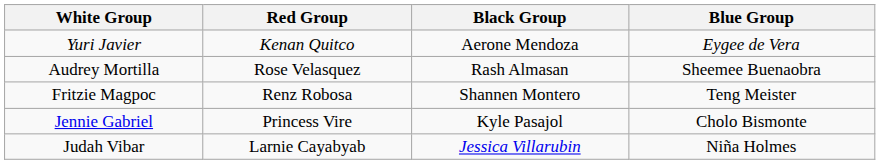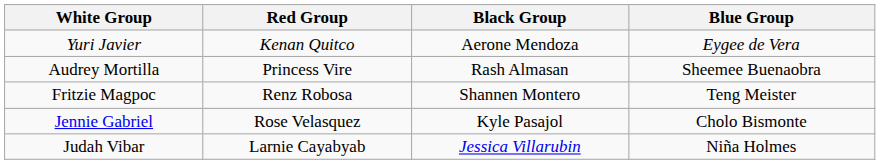(307, 69) Rose Velasquez -> (307, 69) Princess Vire
(307, 121) Princess Vire -> (307, 121) Rose Velasquez
